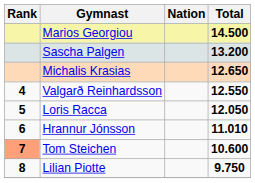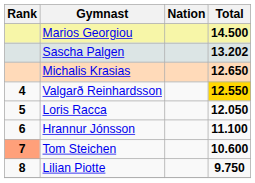(230, 52) 13.200 -> (230, 52) 13.202
(230, 91) no background -> (230, 91) gold background
(230, 129) 11.010 -> (230, 129) 11.100
